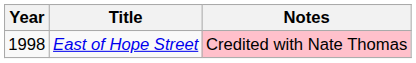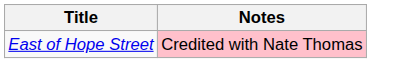- column: (27, 17)
